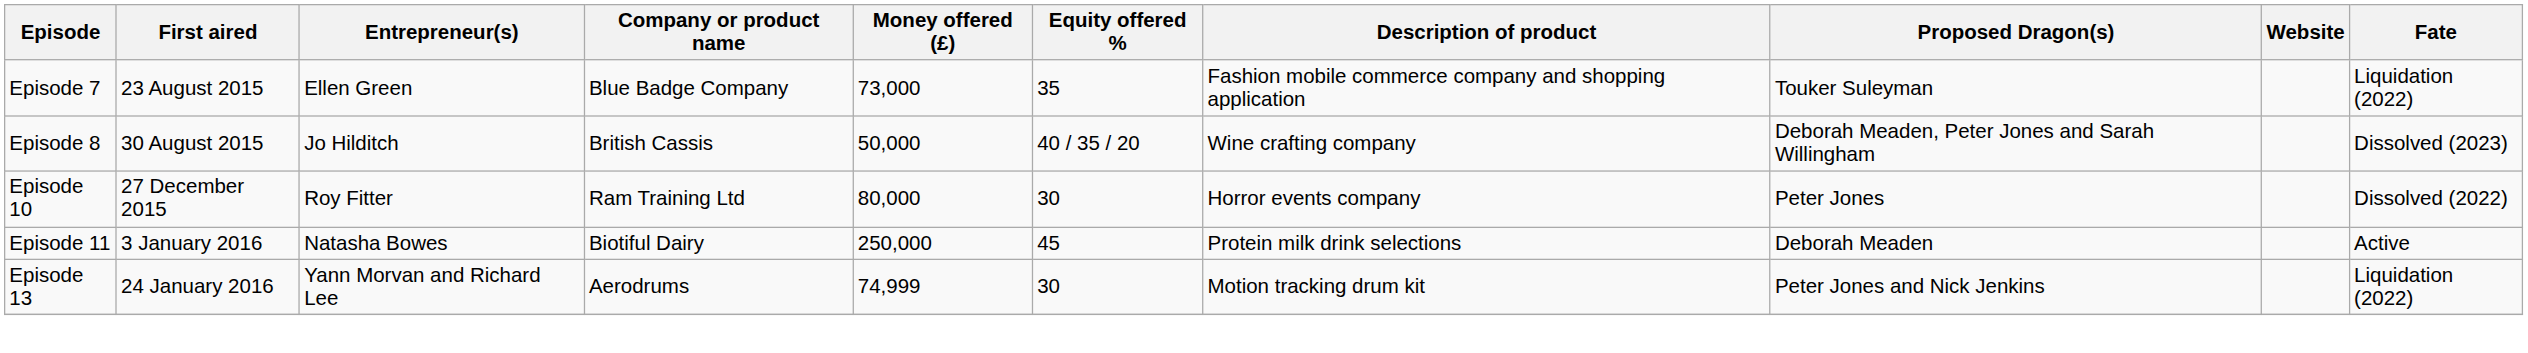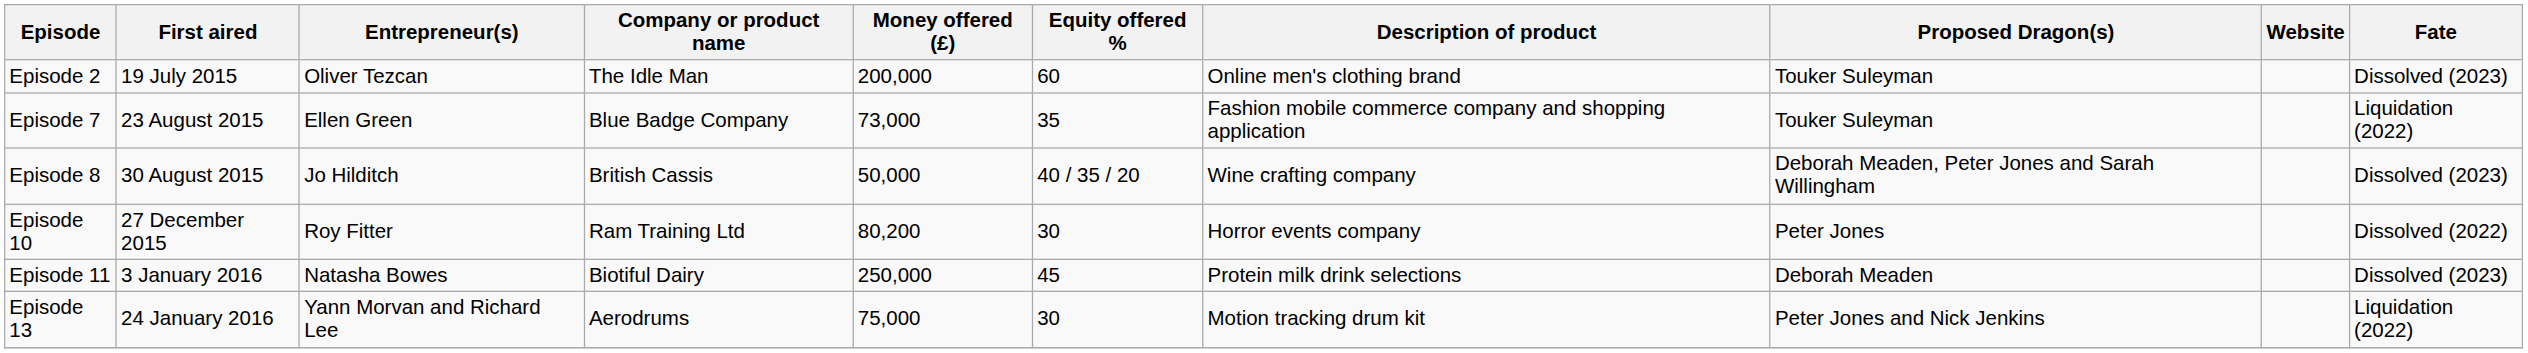+ row: (55, 76)
(889, 198) 80,000 -> (889, 231) 80,200
(2382, 242) Active -> (2431, 275) Dissolved (2023)
(889, 286) 74,999 -> (889, 319) 75,000
